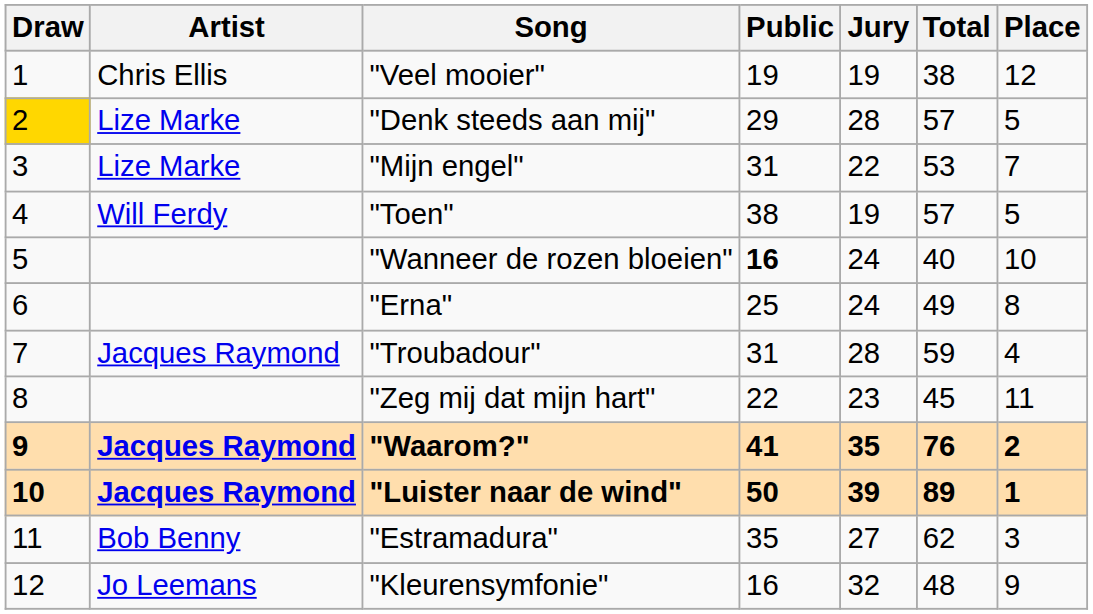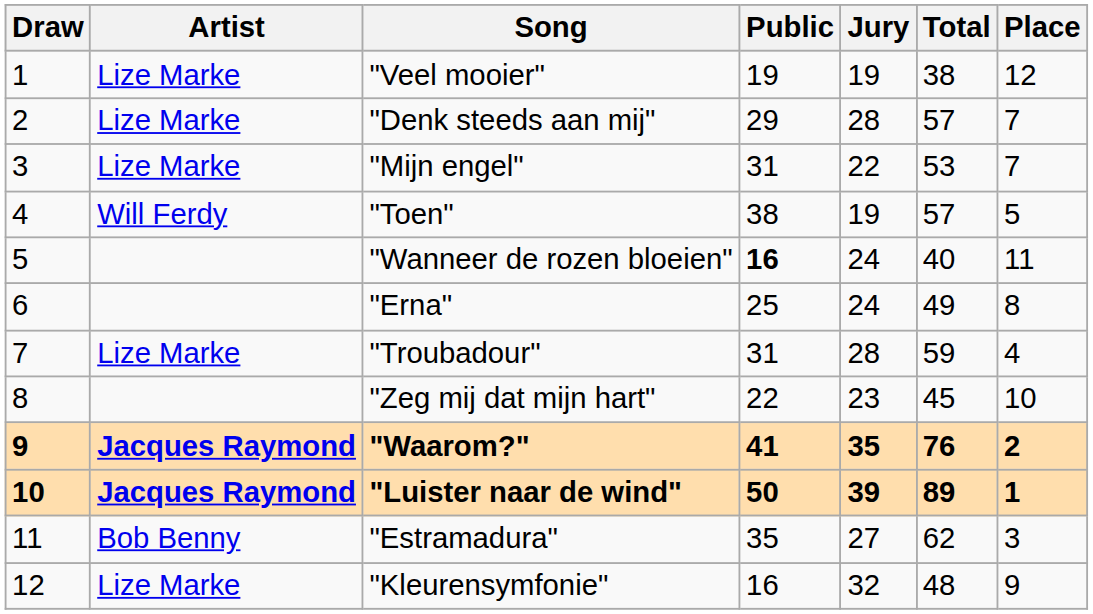(162, 74) Chris Ellis -> (169, 74) Lize Marke
(20, 120) gold background -> (20, 120) no background
(1012, 120) 5 -> (1012, 120) 7
(1020, 259) 10 -> (1019, 259) 11
(218, 352) Jacques Raymond -> (169, 352) Lize Marke
(1019, 399) 11 -> (1020, 399) 10
(177, 584) Jo Leemans -> (169, 584) Lize Marke
